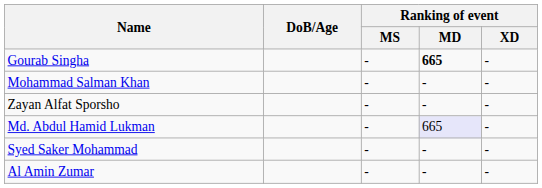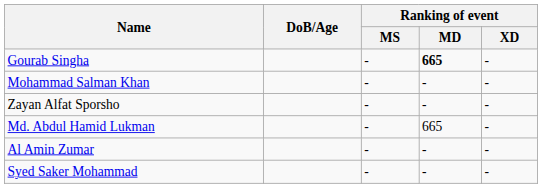(432, 127) lavender background -> (432, 127) no background
rows swapped: (51, 171) <-> (73, 149)
